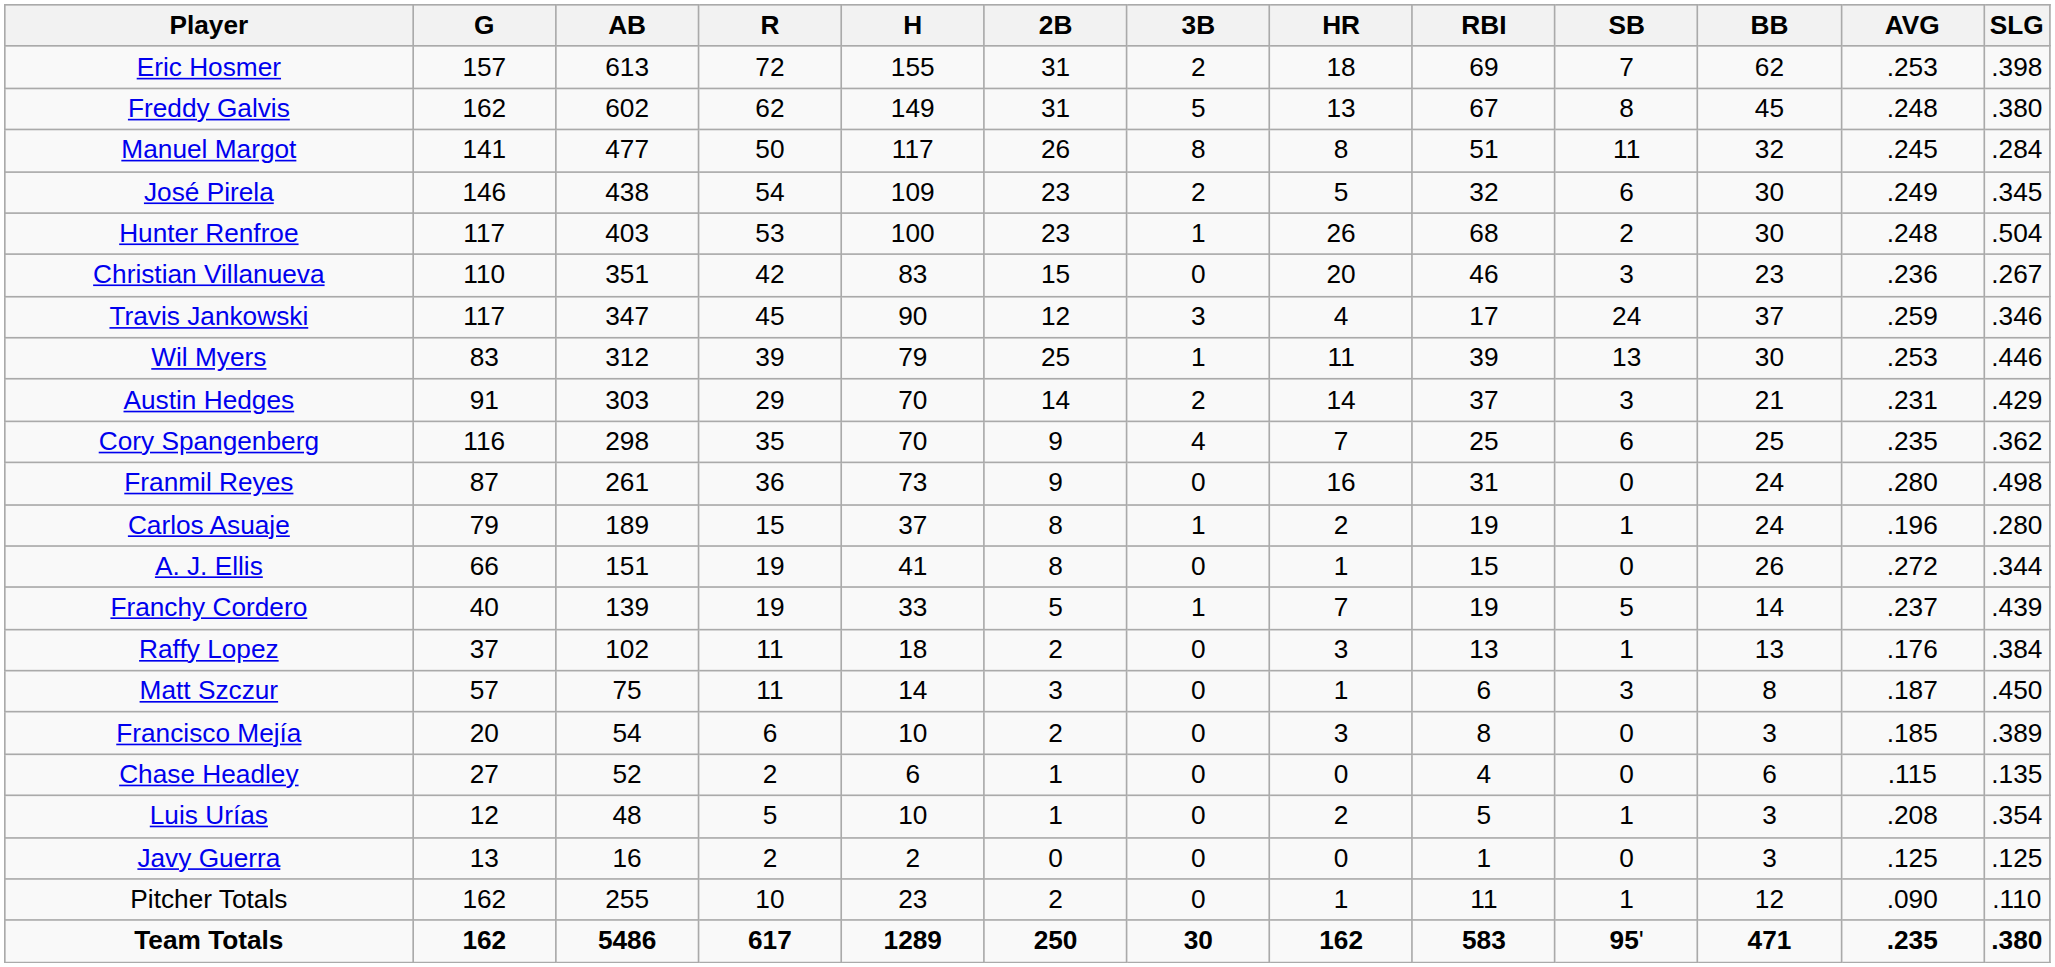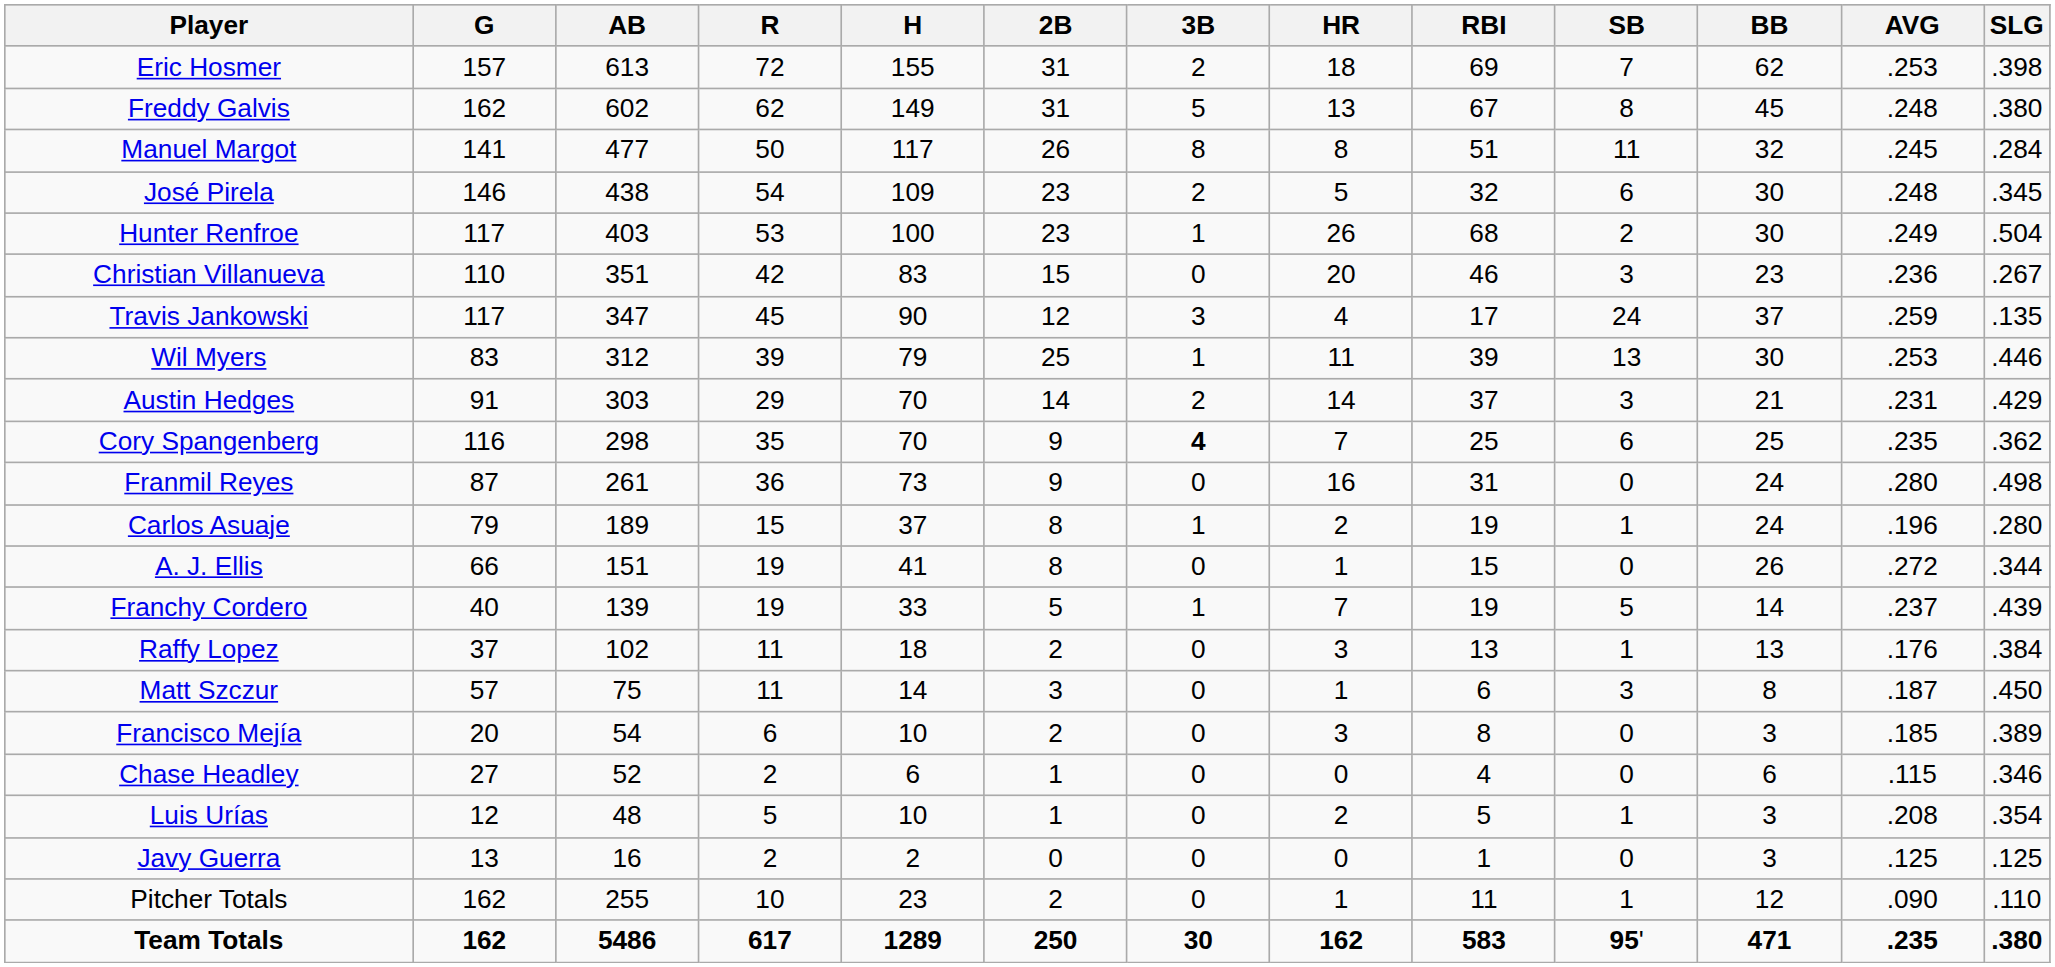(1912, 191) .249 -> (1912, 191) .248
(1912, 233) .248 -> (1912, 233) .249
(2017, 316) .346 -> (2017, 316) .135
(1198, 441) normal -> (1198, 441) bold
(2017, 774) .135 -> (2017, 774) .346
